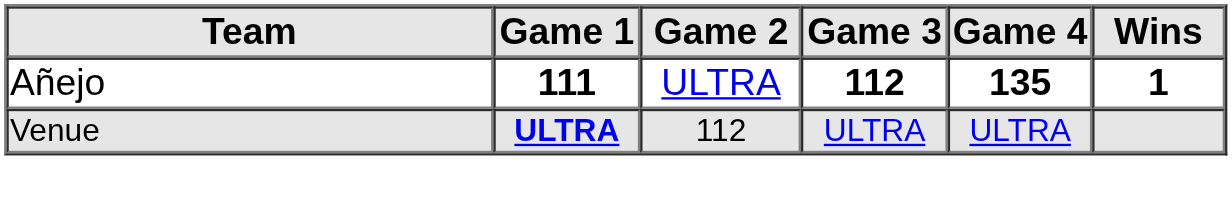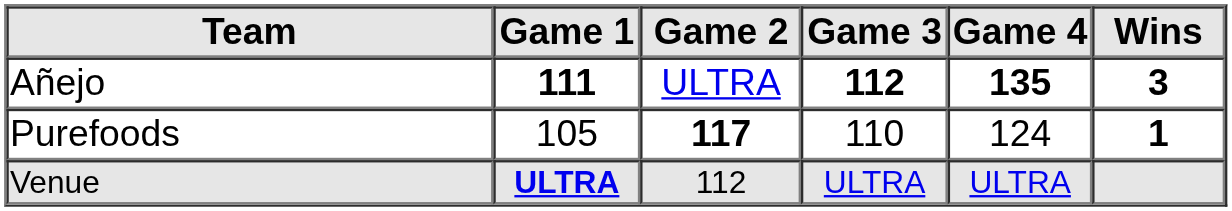(1158, 82) 1 -> (1158, 82) 3
+ row: (95, 133)
